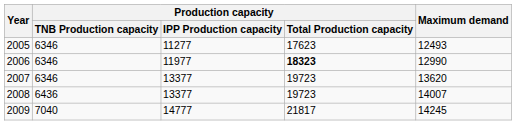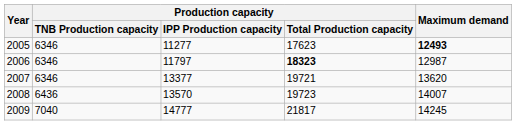(432, 45) normal -> (432, 45) bold
(177, 62) 11977 -> (177, 62) 11797
(432, 62) 12990 -> (432, 62) 12987
(301, 78) 19723 -> (301, 78) 19721
(178, 95) 13377 -> (178, 95) 13570
